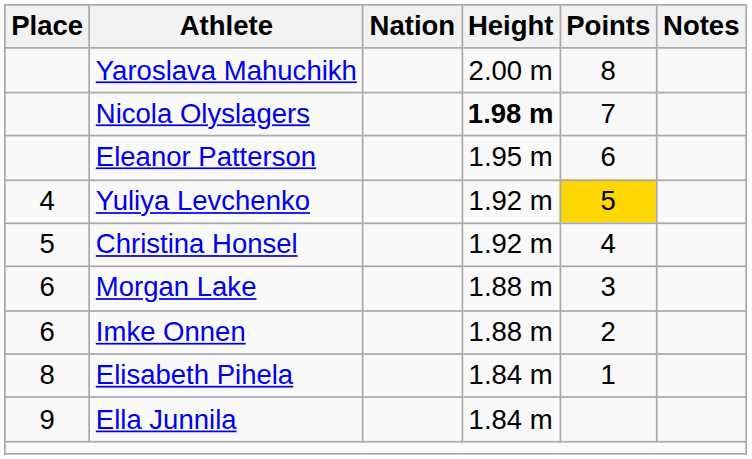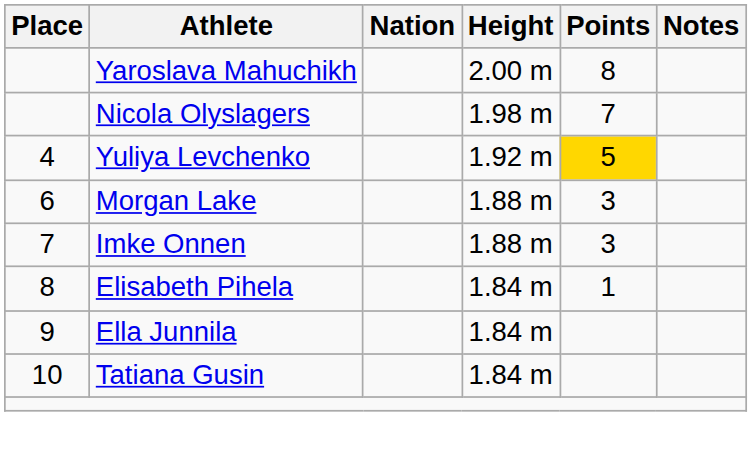(511, 113) bold -> (511, 113) normal
- row: (206, 157)
- row: (197, 244)
(47, 331) 6 -> (47, 244) 7
(608, 331) 2 -> (608, 244) 3
+ row: (180, 375)
